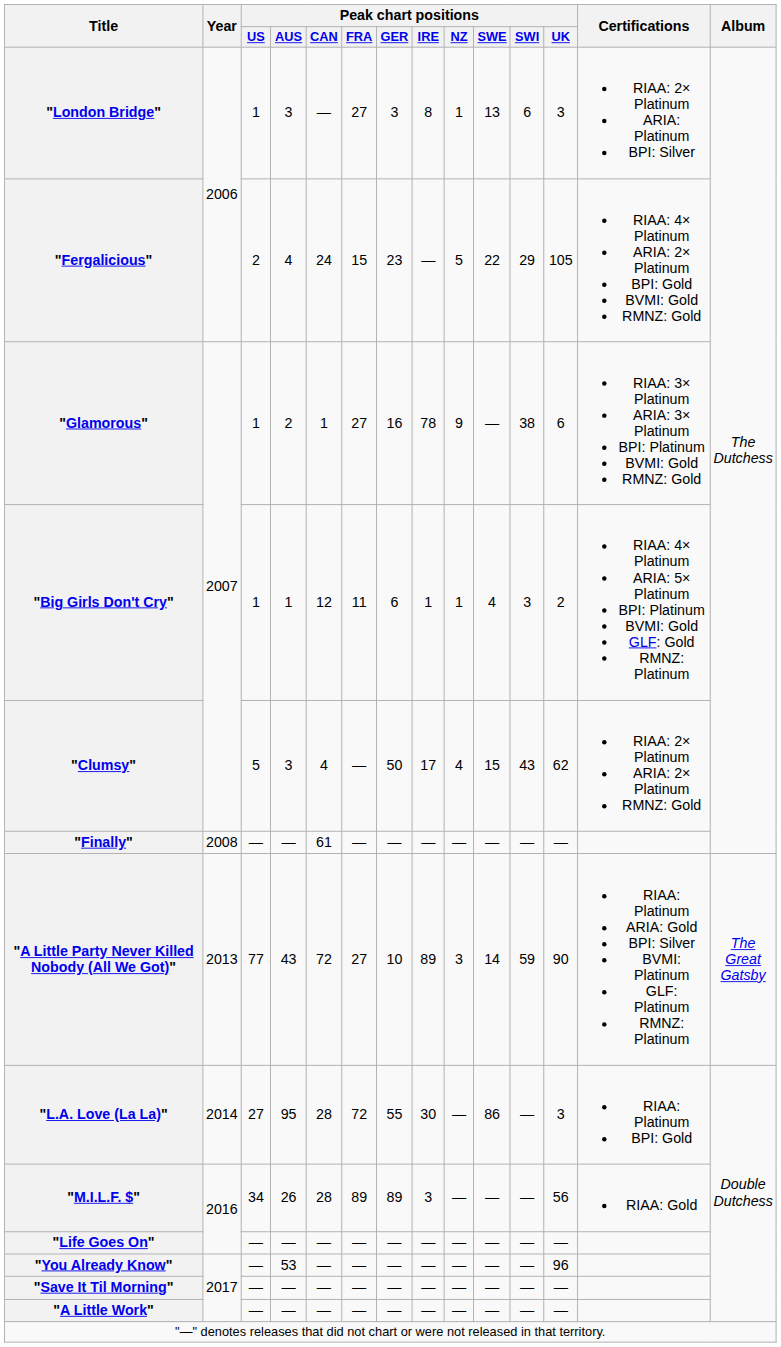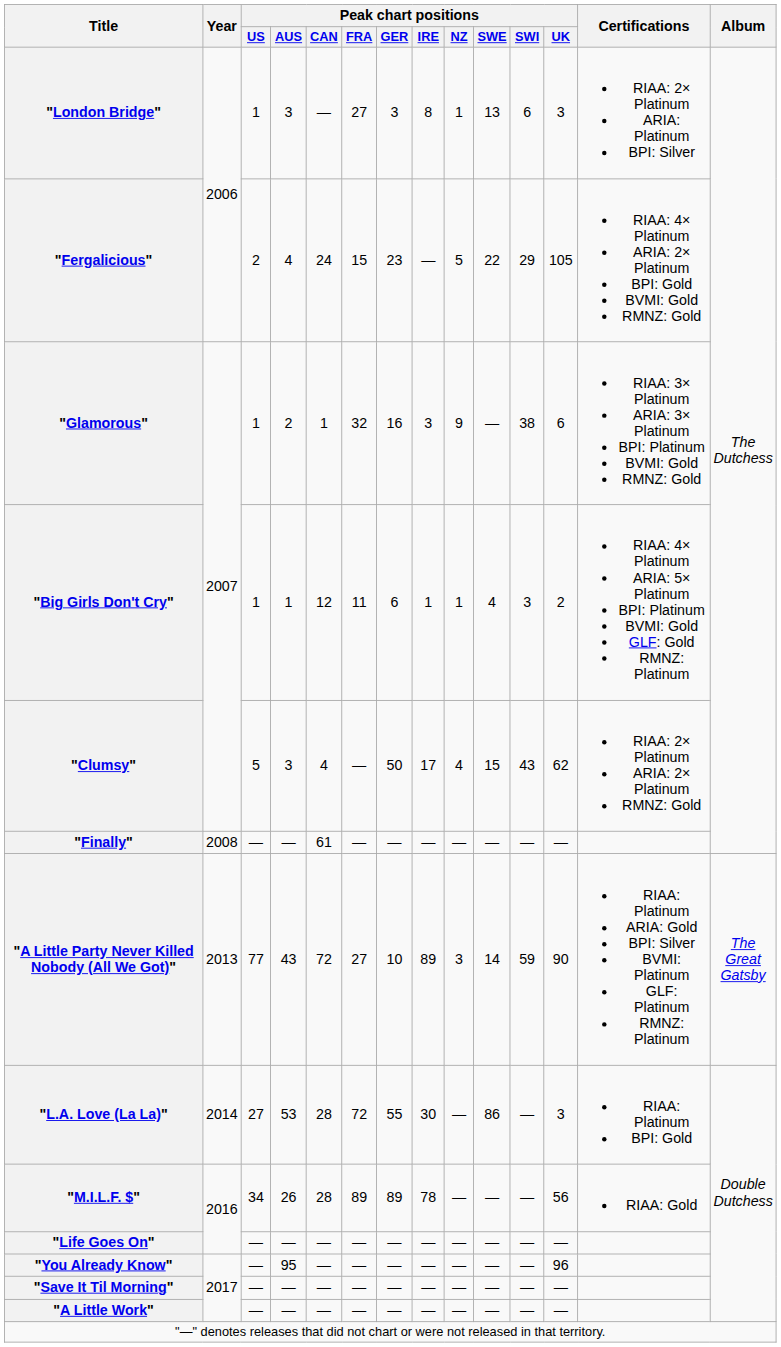(359, 423) 27 -> (359, 423) 32
(428, 423) 78 -> (428, 423) 3
(289, 1114) 95 -> (289, 1114) 53
(428, 1197) 3 -> (428, 1197) 78
(289, 1265) 53 -> (289, 1265) 95
